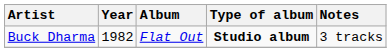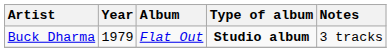(117, 37) 1982 -> (117, 37) 1979
